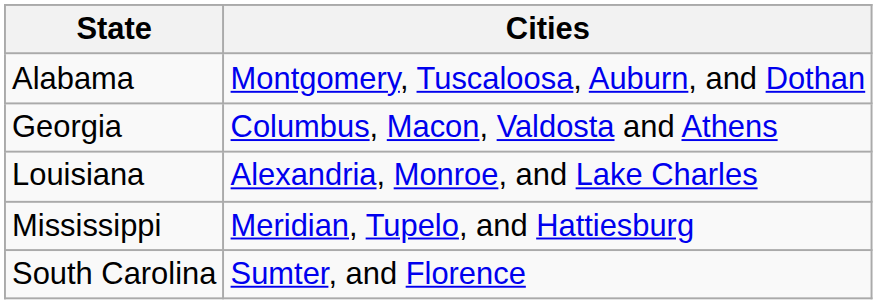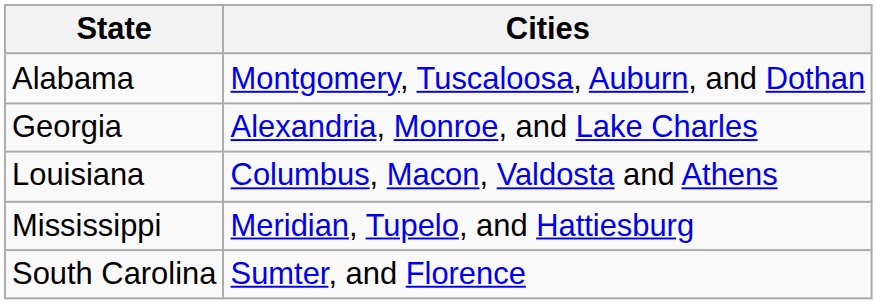(504, 126) Columbus, Macon, Valdosta and Athens -> (494, 126) Alexandria, Monroe, and Lake Charles
(494, 175) Alexandria, Monroe, and Lake Charles -> (504, 175) Columbus, Macon, Valdosta and Athens
